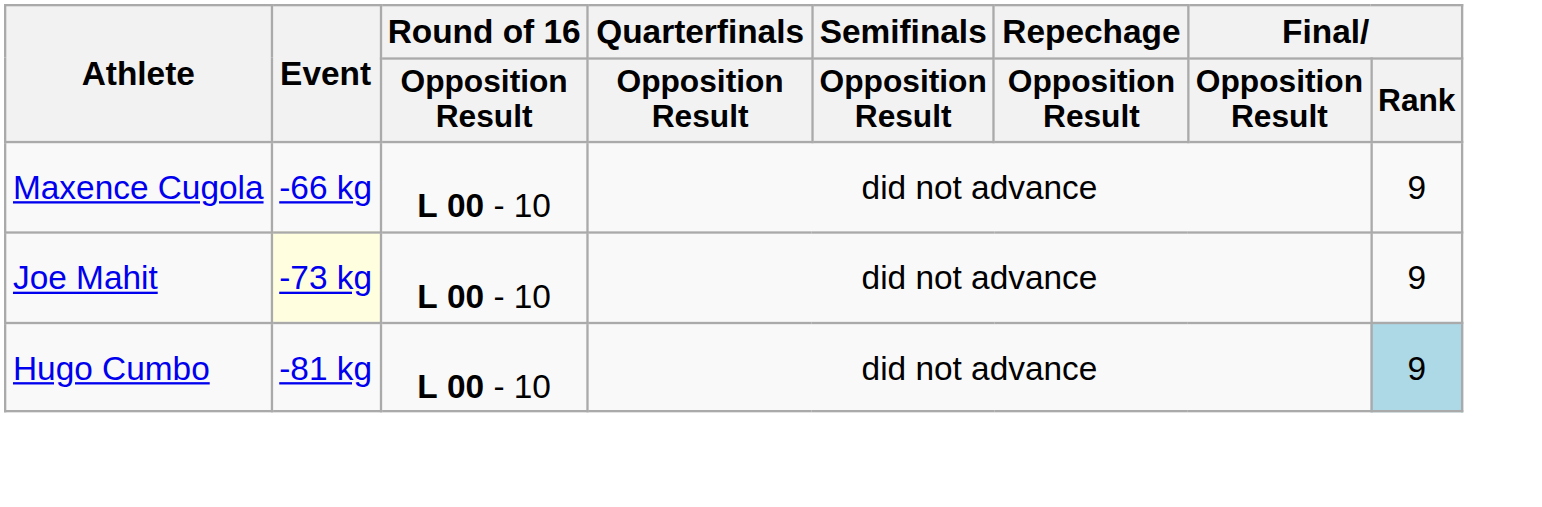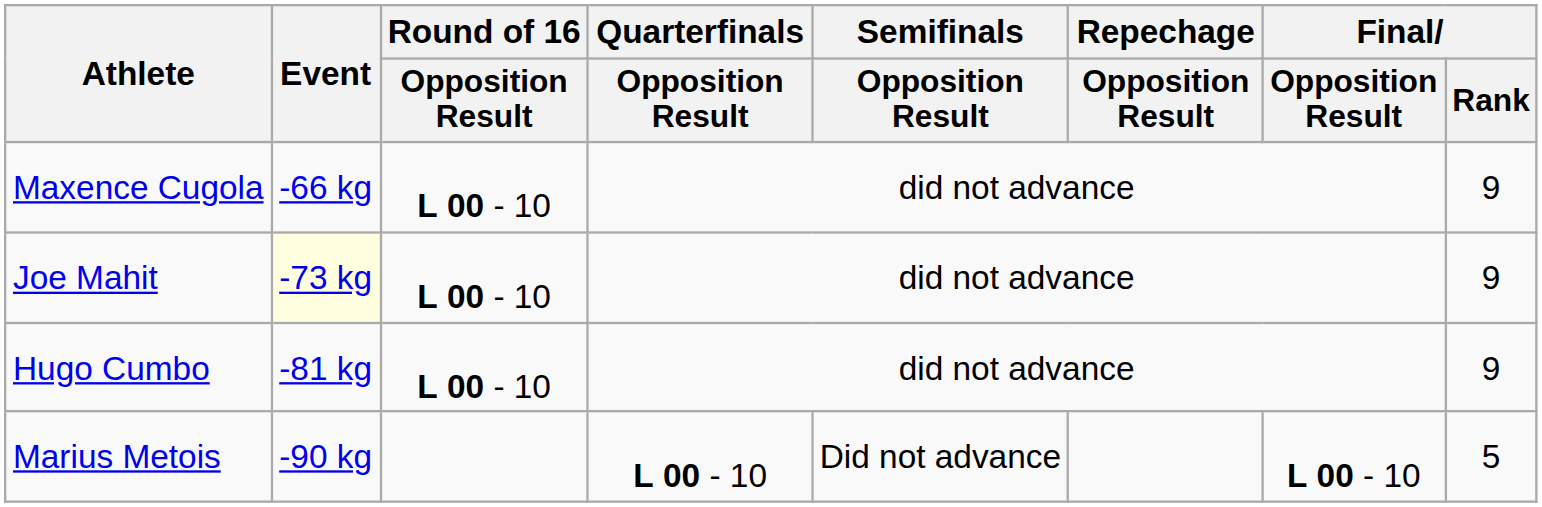(1417, 368) lightblue background -> (1491, 368) no background
+ row: (117, 458)
